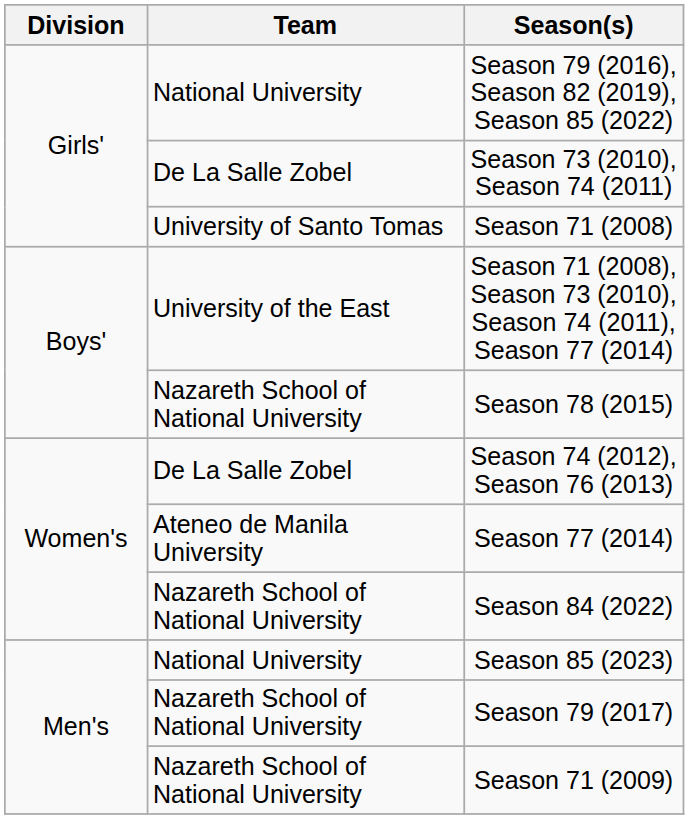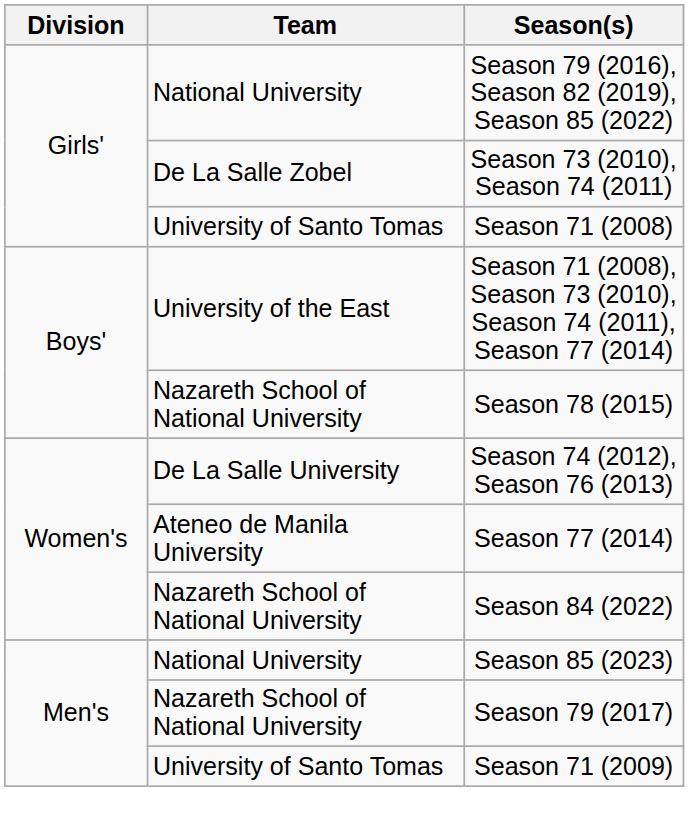(253, 471) De La Salle Zobel -> (276, 471) De La Salle University
(259, 781) Nazareth School of National University -> (298, 767) University of Santo Tomas
